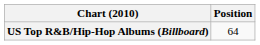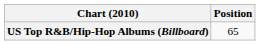(233, 31) 64 -> (233, 31) 65
